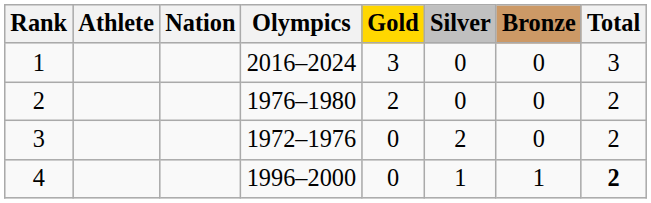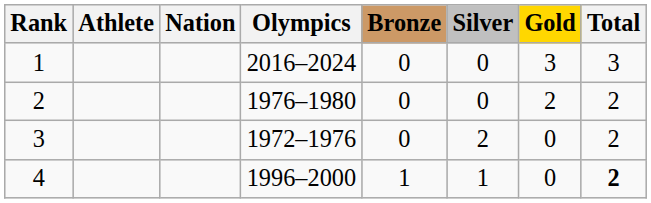columns swapped: (393, 23) <-> (539, 23)
